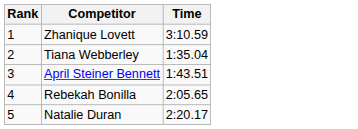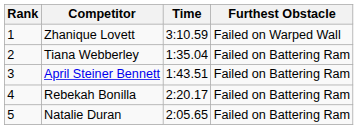+ column: (282, 14)
(187, 94) 2:05.65 -> (187, 94) 2:20.17
(187, 114) 2:20.17 -> (187, 114) 2:05.65
